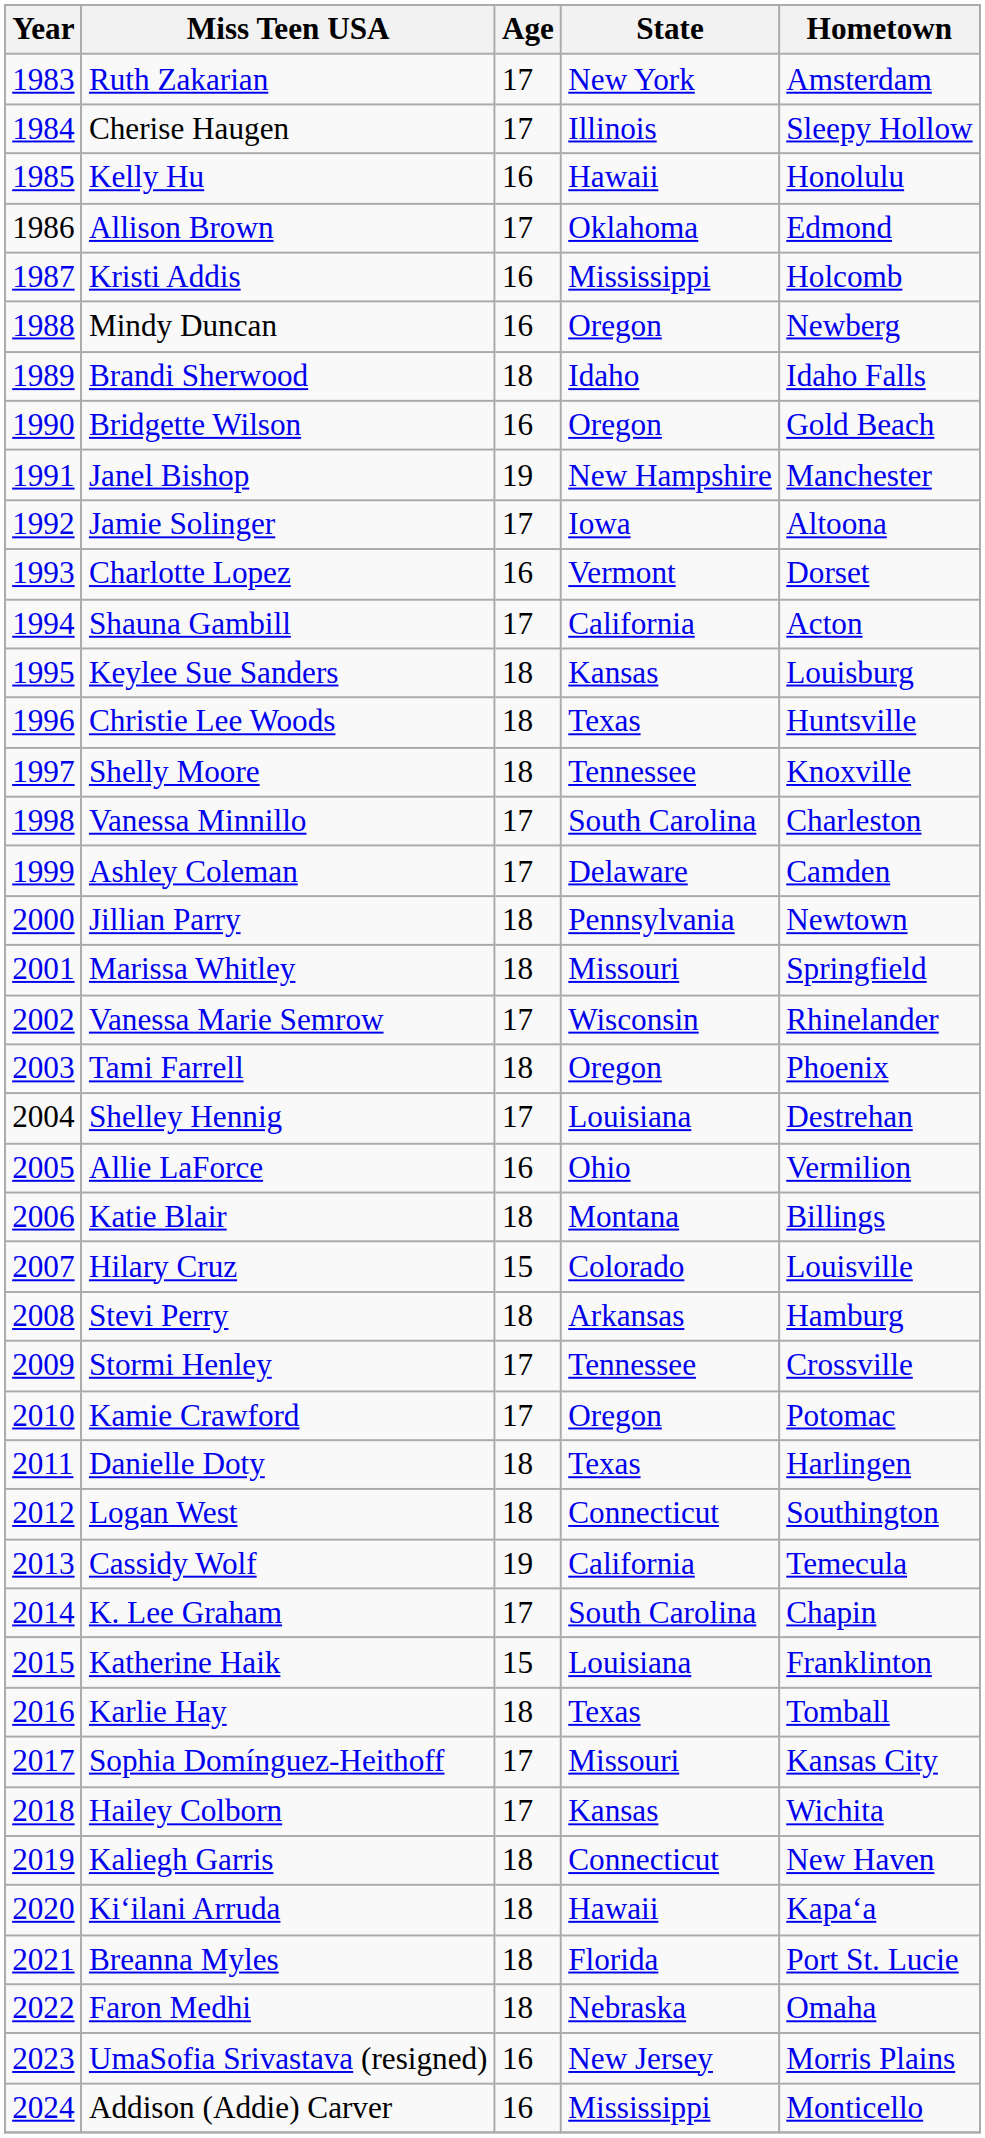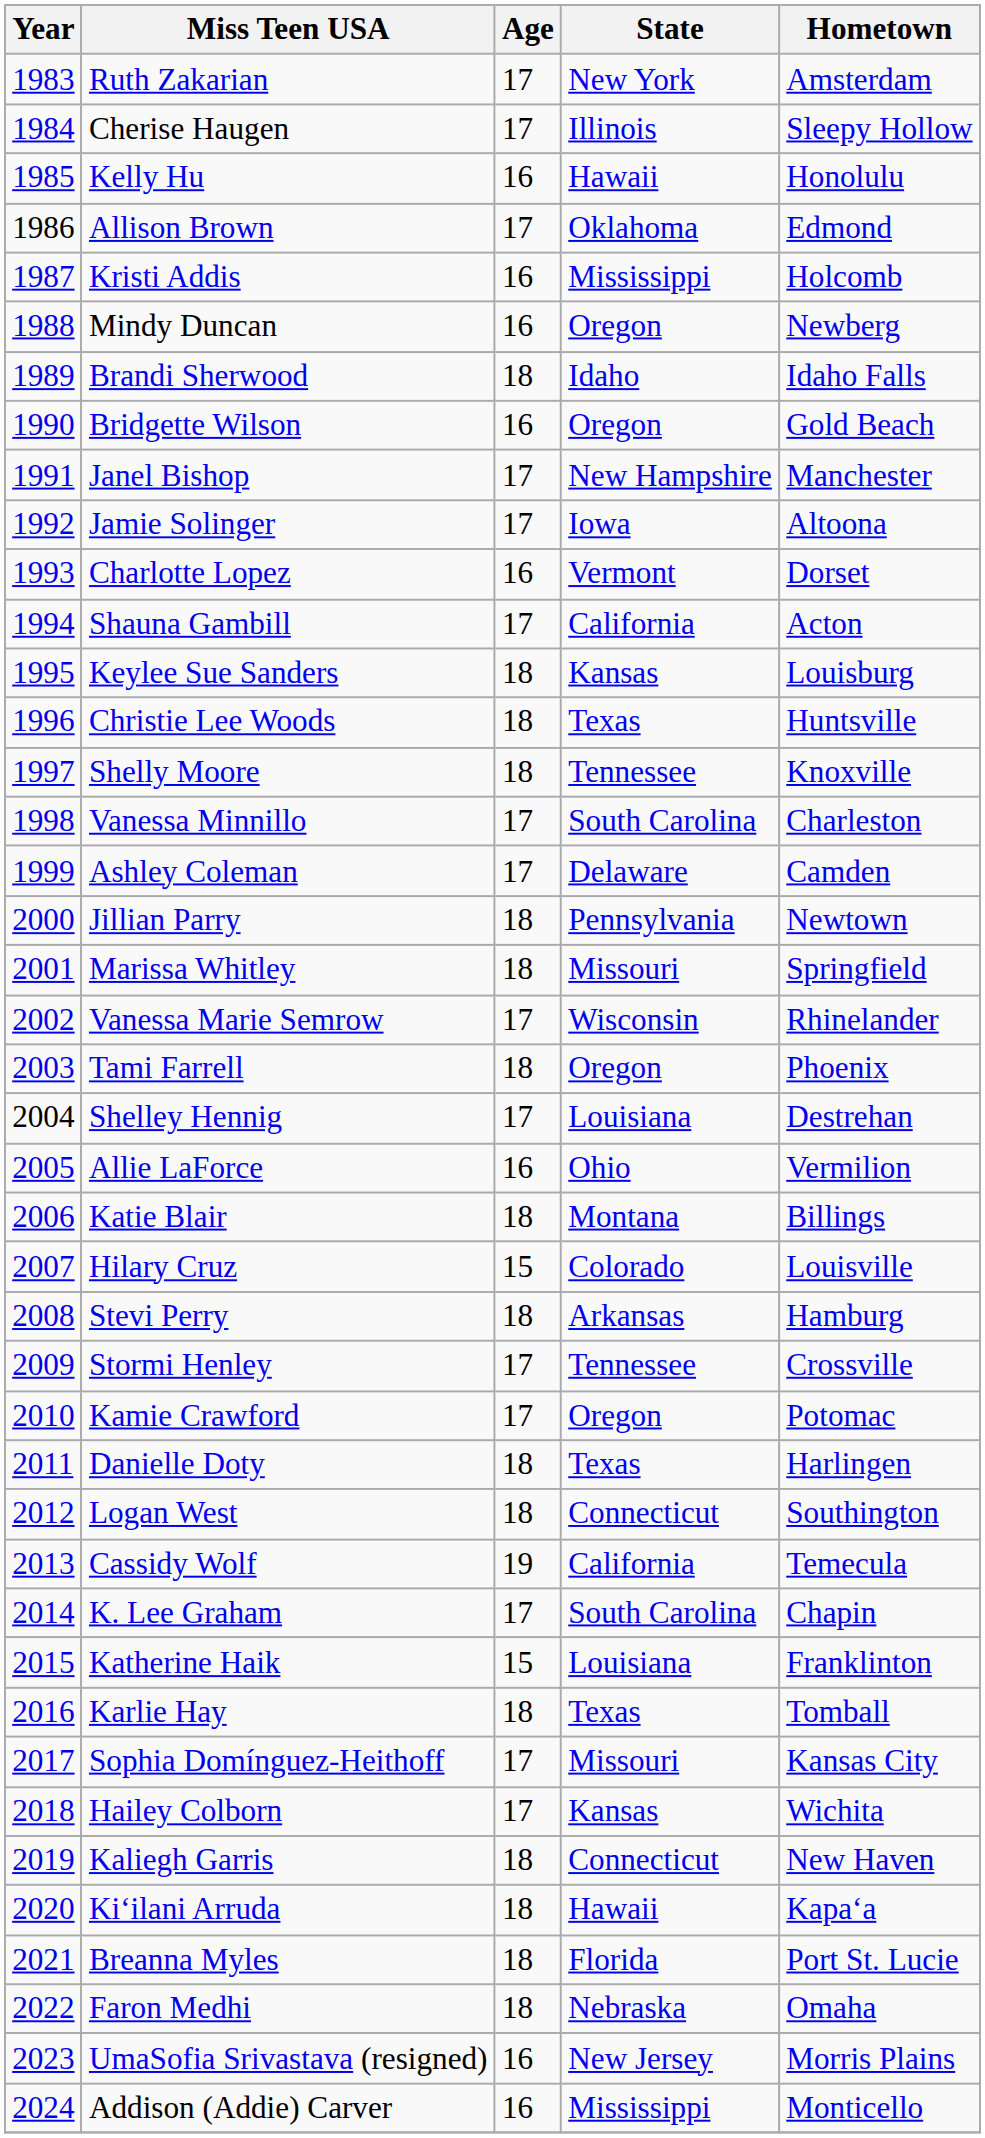(517, 474) 19 -> (517, 474) 17
